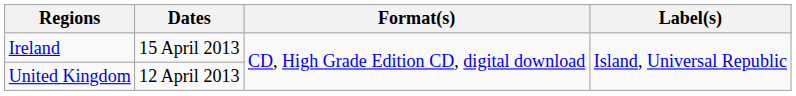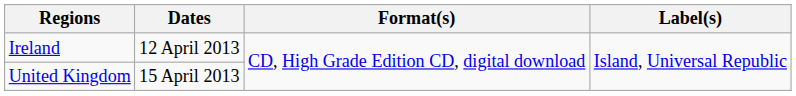(189, 47) 15 April 2013 -> (189, 47) 12 April 2013
(189, 76) 12 April 2013 -> (189, 76) 15 April 2013
